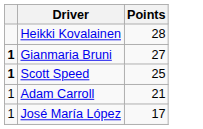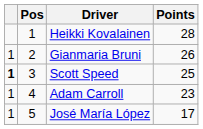+ column: (32, 14)
(11, 54) bold -> (11, 54) normal
(159, 54) 27 -> (188, 54) 26
(159, 94) 21 -> (188, 94) 23
